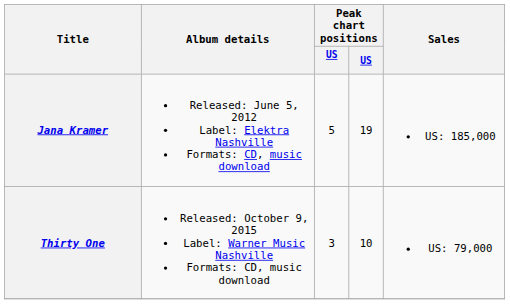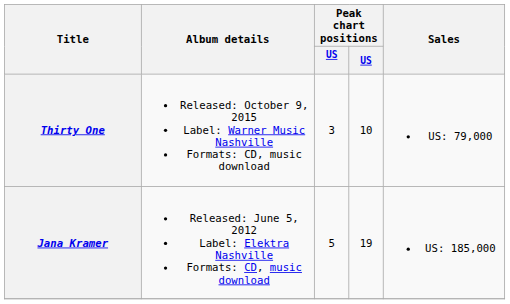rows swapped: (73, 130) <-> (73, 243)
